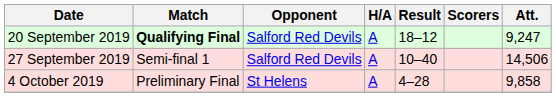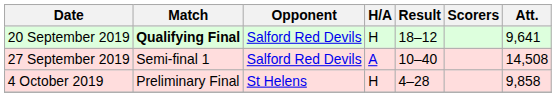(373, 37) A -> (373, 37) H
(523, 37) 9,247 -> (523, 37) 9,641
(527, 59) 14,506 -> (527, 59) 14,508
(373, 81) A -> (373, 81) H
